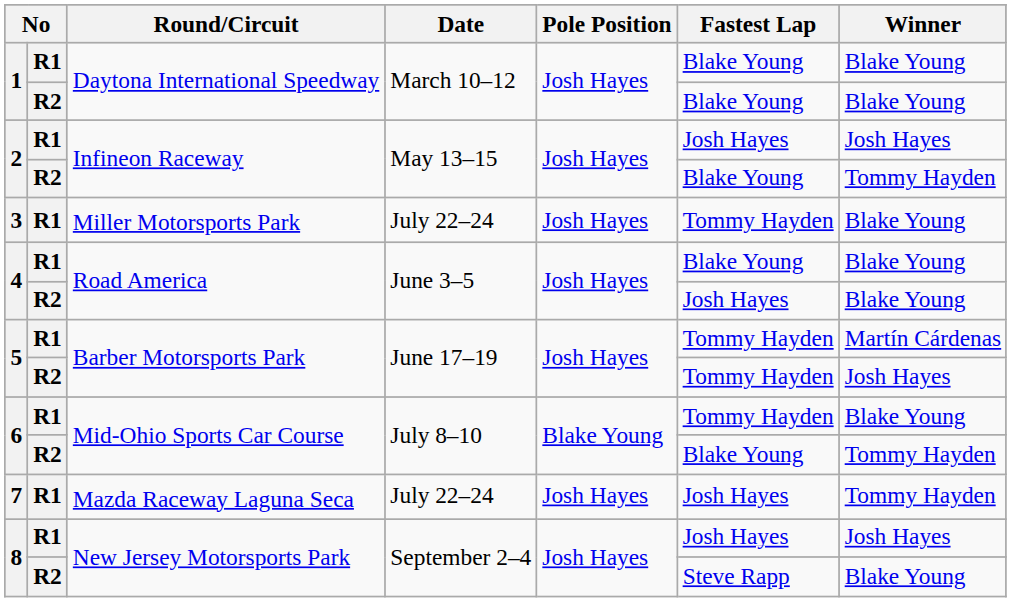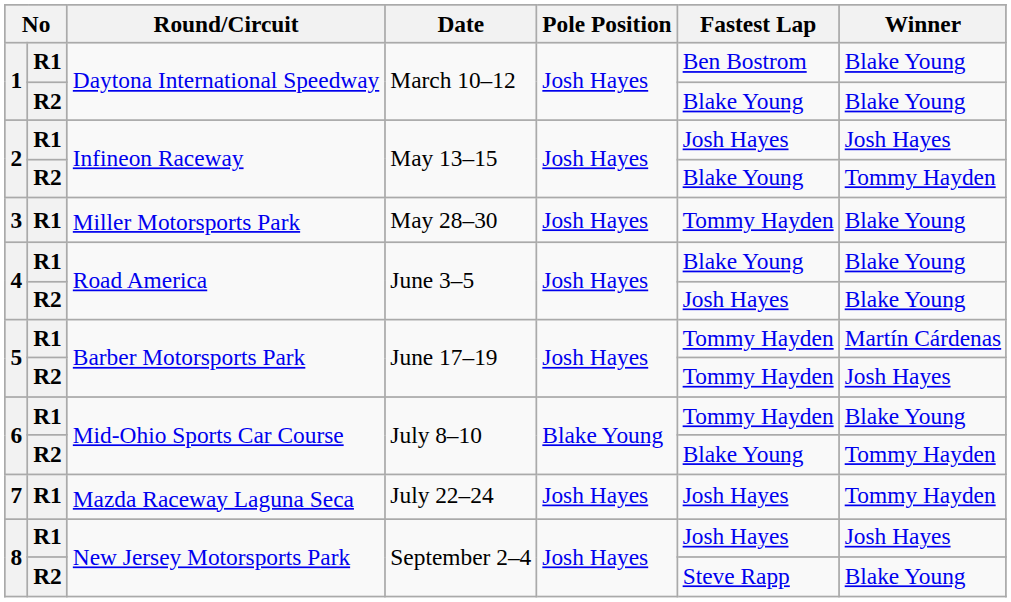(743, 61) Blake Young -> (745, 61) Ben Bostrom
(442, 219) July 22–24 -> (444, 219) May 28–30
